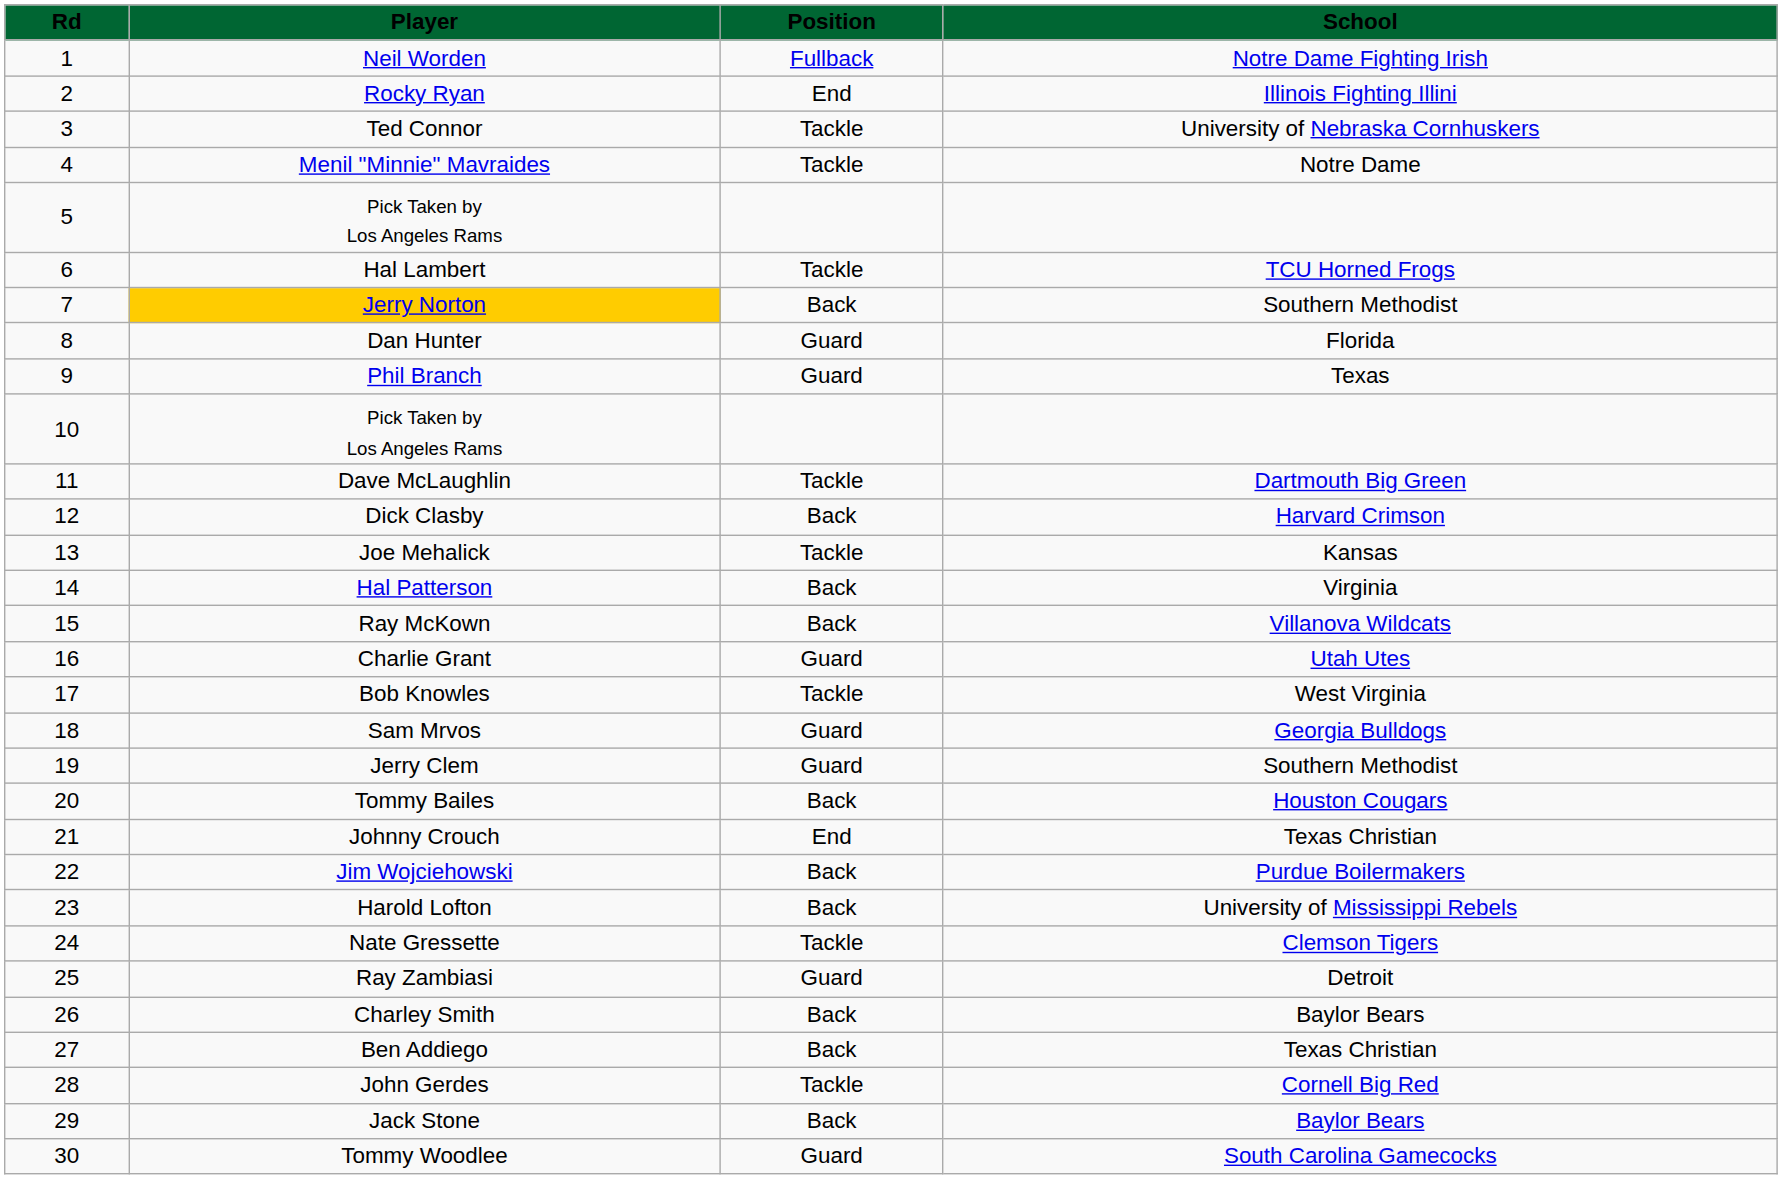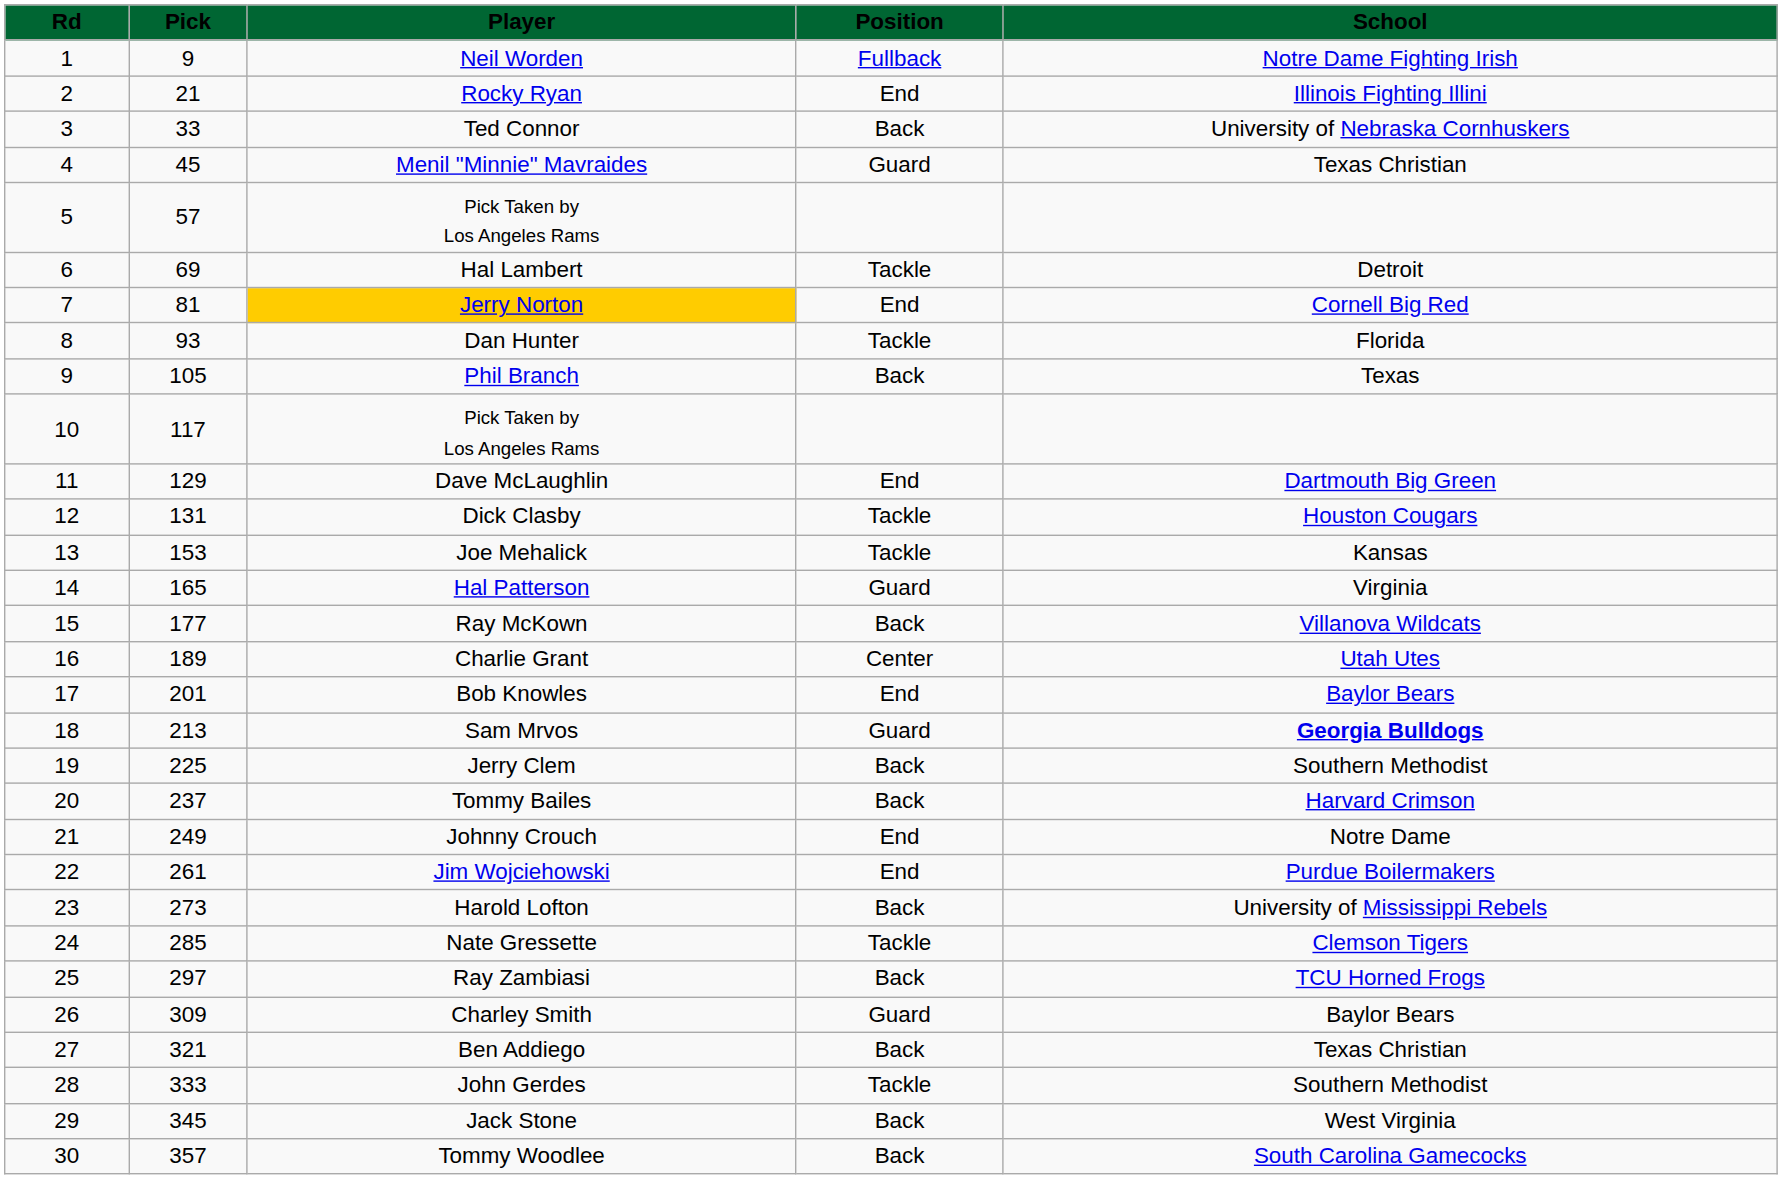+ column: (188, 22)
(832, 128) Tackle -> (900, 128) Back
(832, 164) Tackle -> (900, 164) Guard
(1360, 164) Notre Dame -> (1390, 164) Texas Christian
(1360, 269) TCU Horned Frogs -> (1390, 269) Detroit
(832, 305) Back -> (900, 305) End
(1360, 305) Southern Methodist -> (1390, 305) Cornell Big Red
(832, 340) Guard -> (900, 340) Tackle
(832, 376) Guard -> (900, 376) Back
(832, 481) Tackle -> (900, 481) End
(832, 516) Back -> (900, 516) Tackle
(1360, 516) Harvard Crimson -> (1390, 516) Houston Cougars
(832, 587) Back -> (900, 587) Guard
(832, 658) Guard -> (900, 658) Center
(832, 694) Tackle -> (900, 694) End
(1360, 694) West Virginia -> (1390, 694) Baylor Bears
(1360, 729) normal -> (1390, 729) bold
(832, 765) Guard -> (900, 765) Back
(1360, 801) Houston Cougars -> (1390, 801) Harvard Crimson
(1360, 836) Texas Christian -> (1390, 836) Notre Dame
(832, 872) Back -> (900, 872) End
(832, 978) Guard -> (900, 978) Back
(1360, 978) Detroit -> (1390, 978) TCU Horned Frogs
(832, 1014) Back -> (900, 1014) Guard
(1360, 1085) Cornell Big Red -> (1390, 1085) Southern Methodist
(1360, 1120) Baylor Bears -> (1390, 1120) West Virginia
(832, 1156) Guard -> (900, 1156) Back
